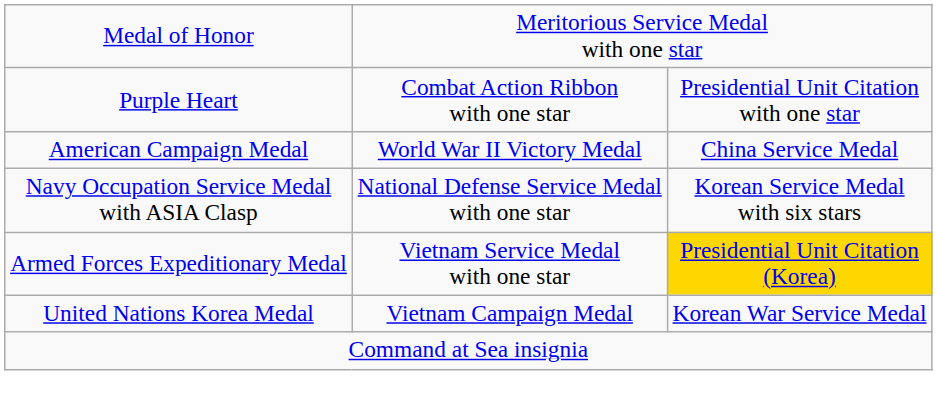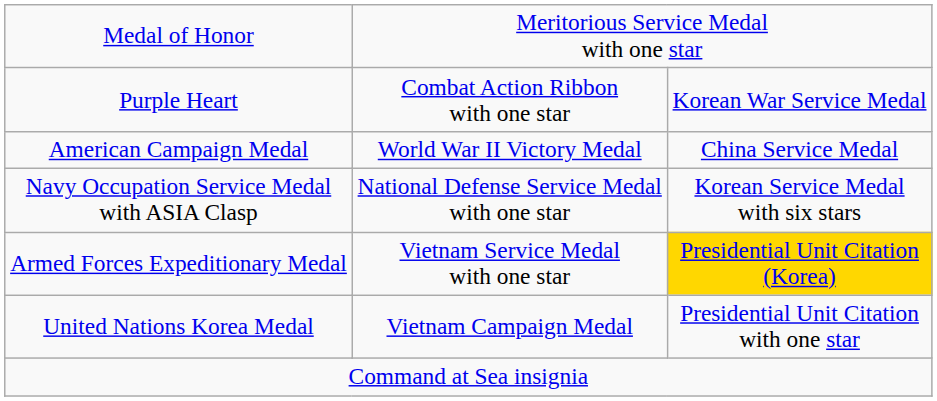(800, 99) Presidential Unit Citation with one star -> (800, 99) Korean War Service Medal
(800, 313) Korean War Service Medal -> (800, 326) Presidential Unit Citation with one star
